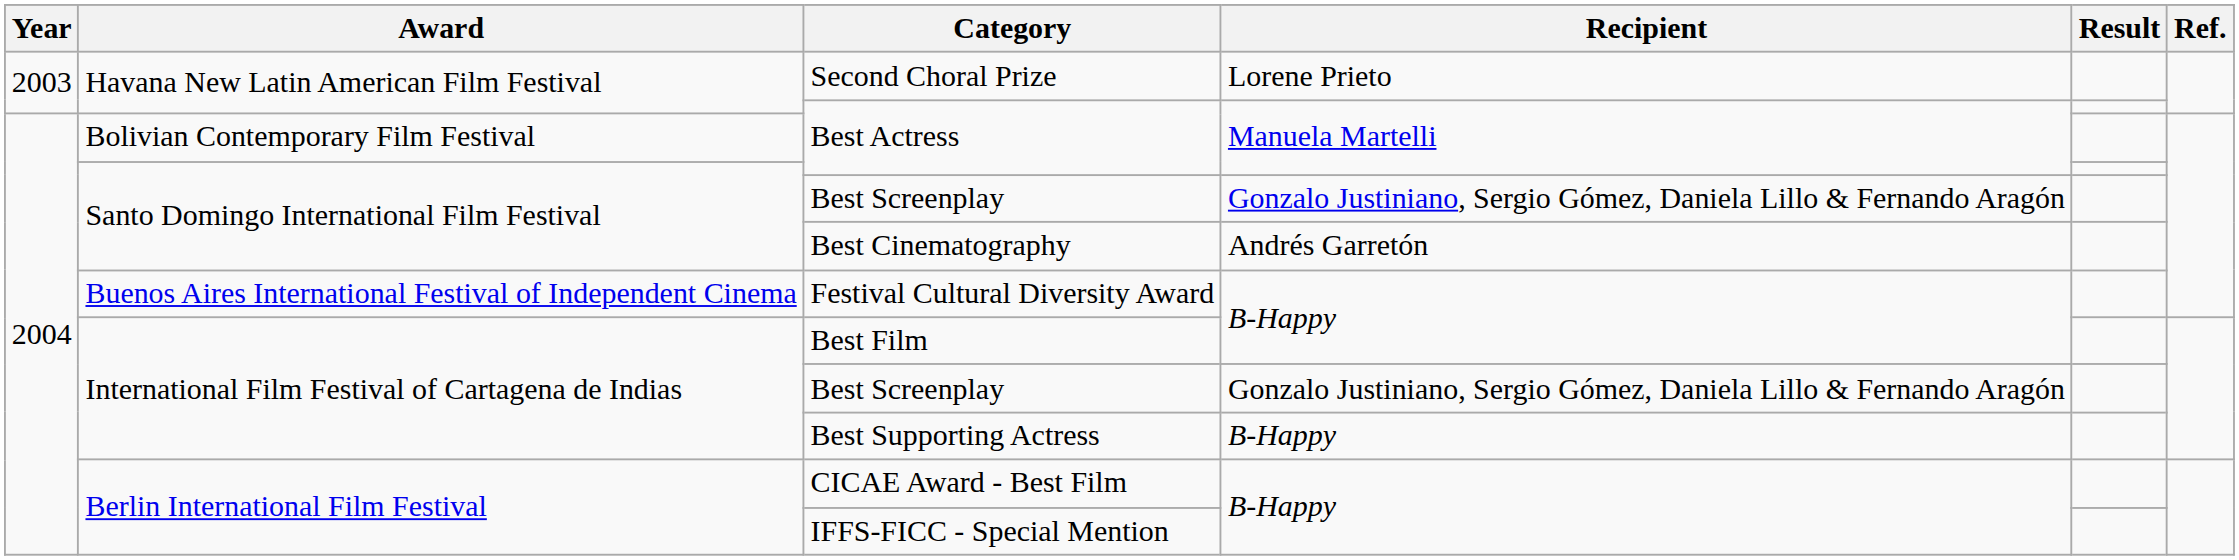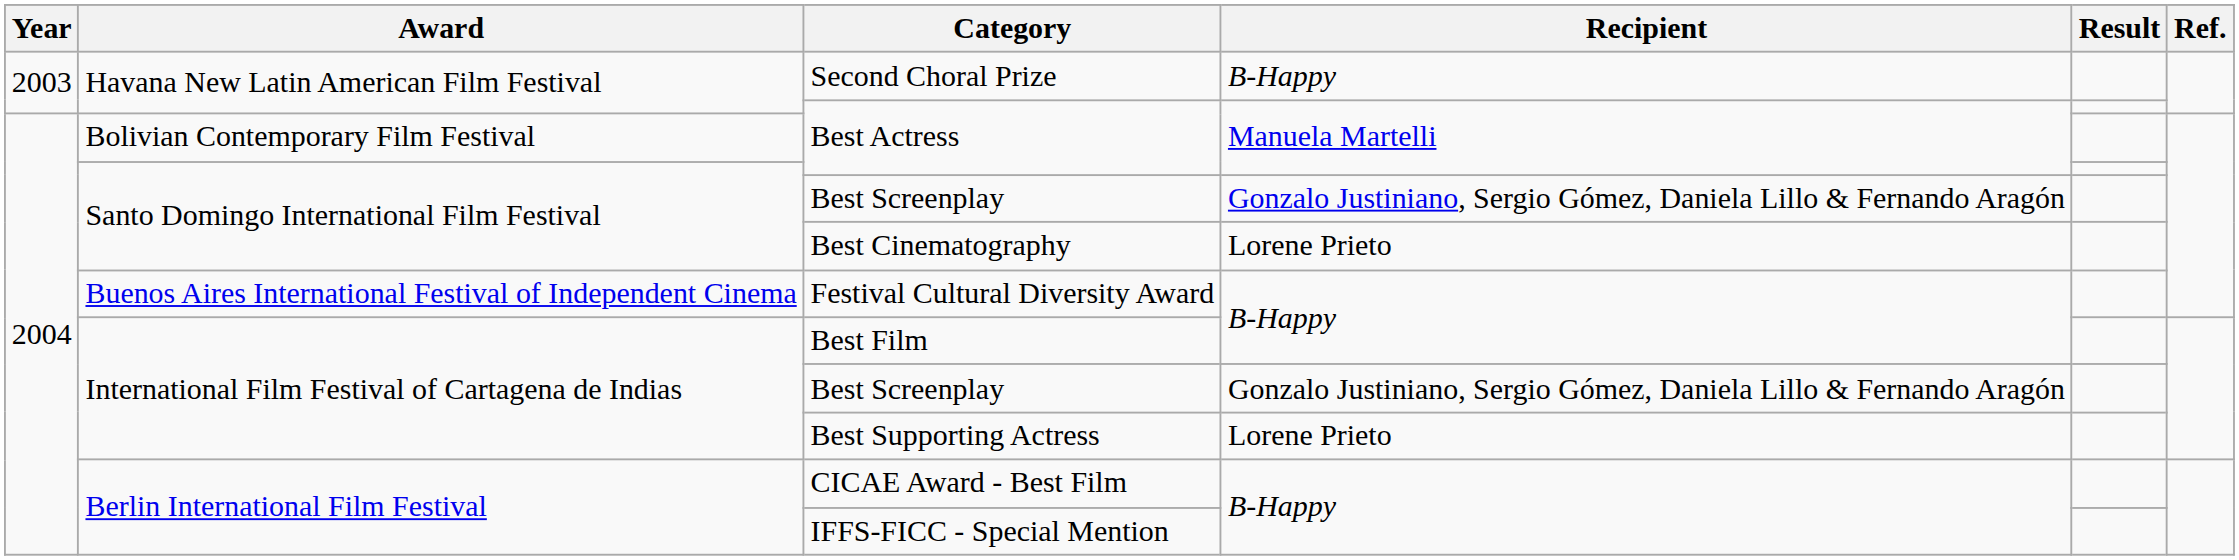(1310, 75) Lorene Prieto -> (1282, 75) B-Happy
(1328, 245) Andrés Garretón -> (1310, 245) Lorene Prieto
(1282, 435) B-Happy -> (1310, 435) Lorene Prieto
